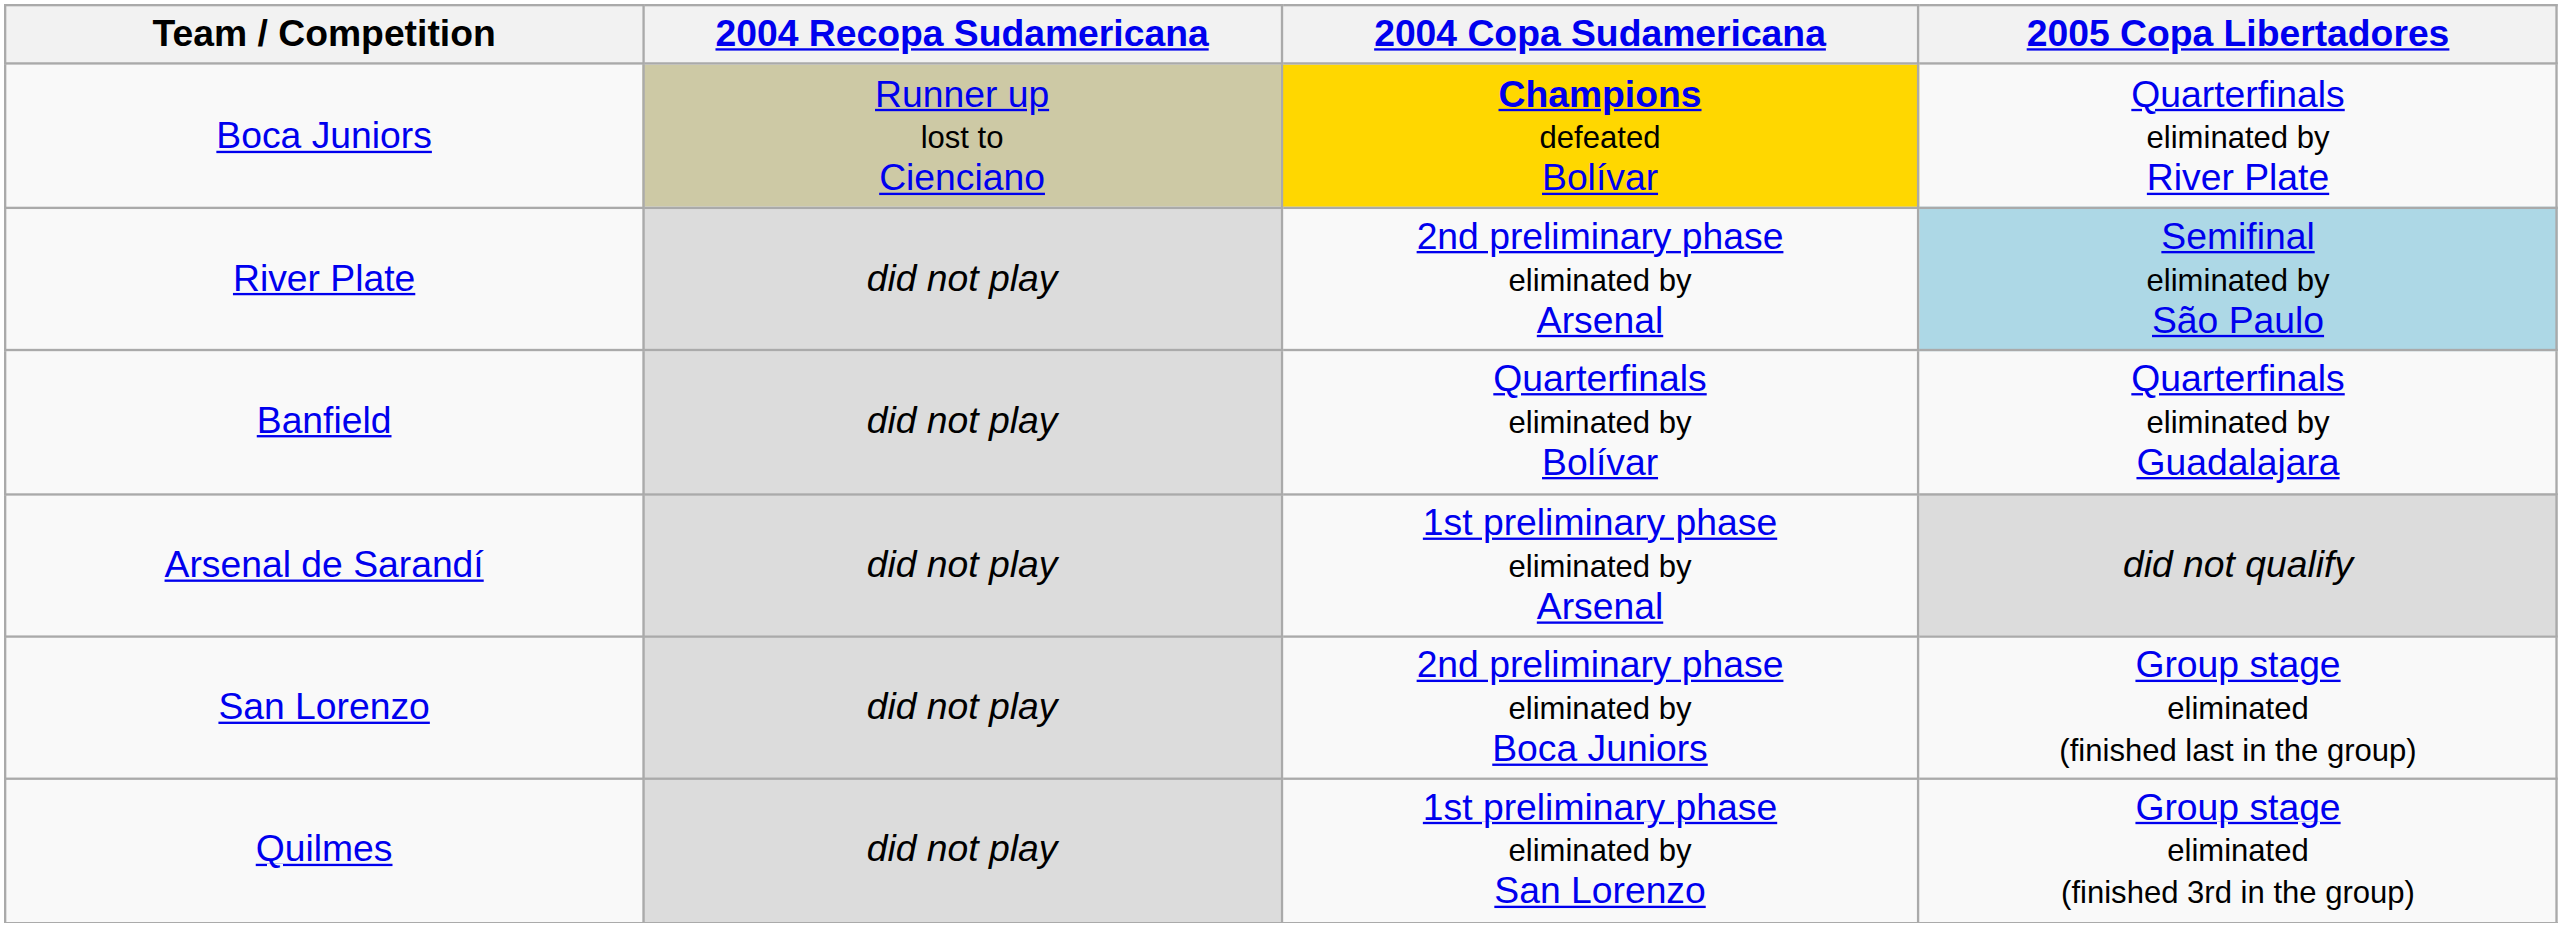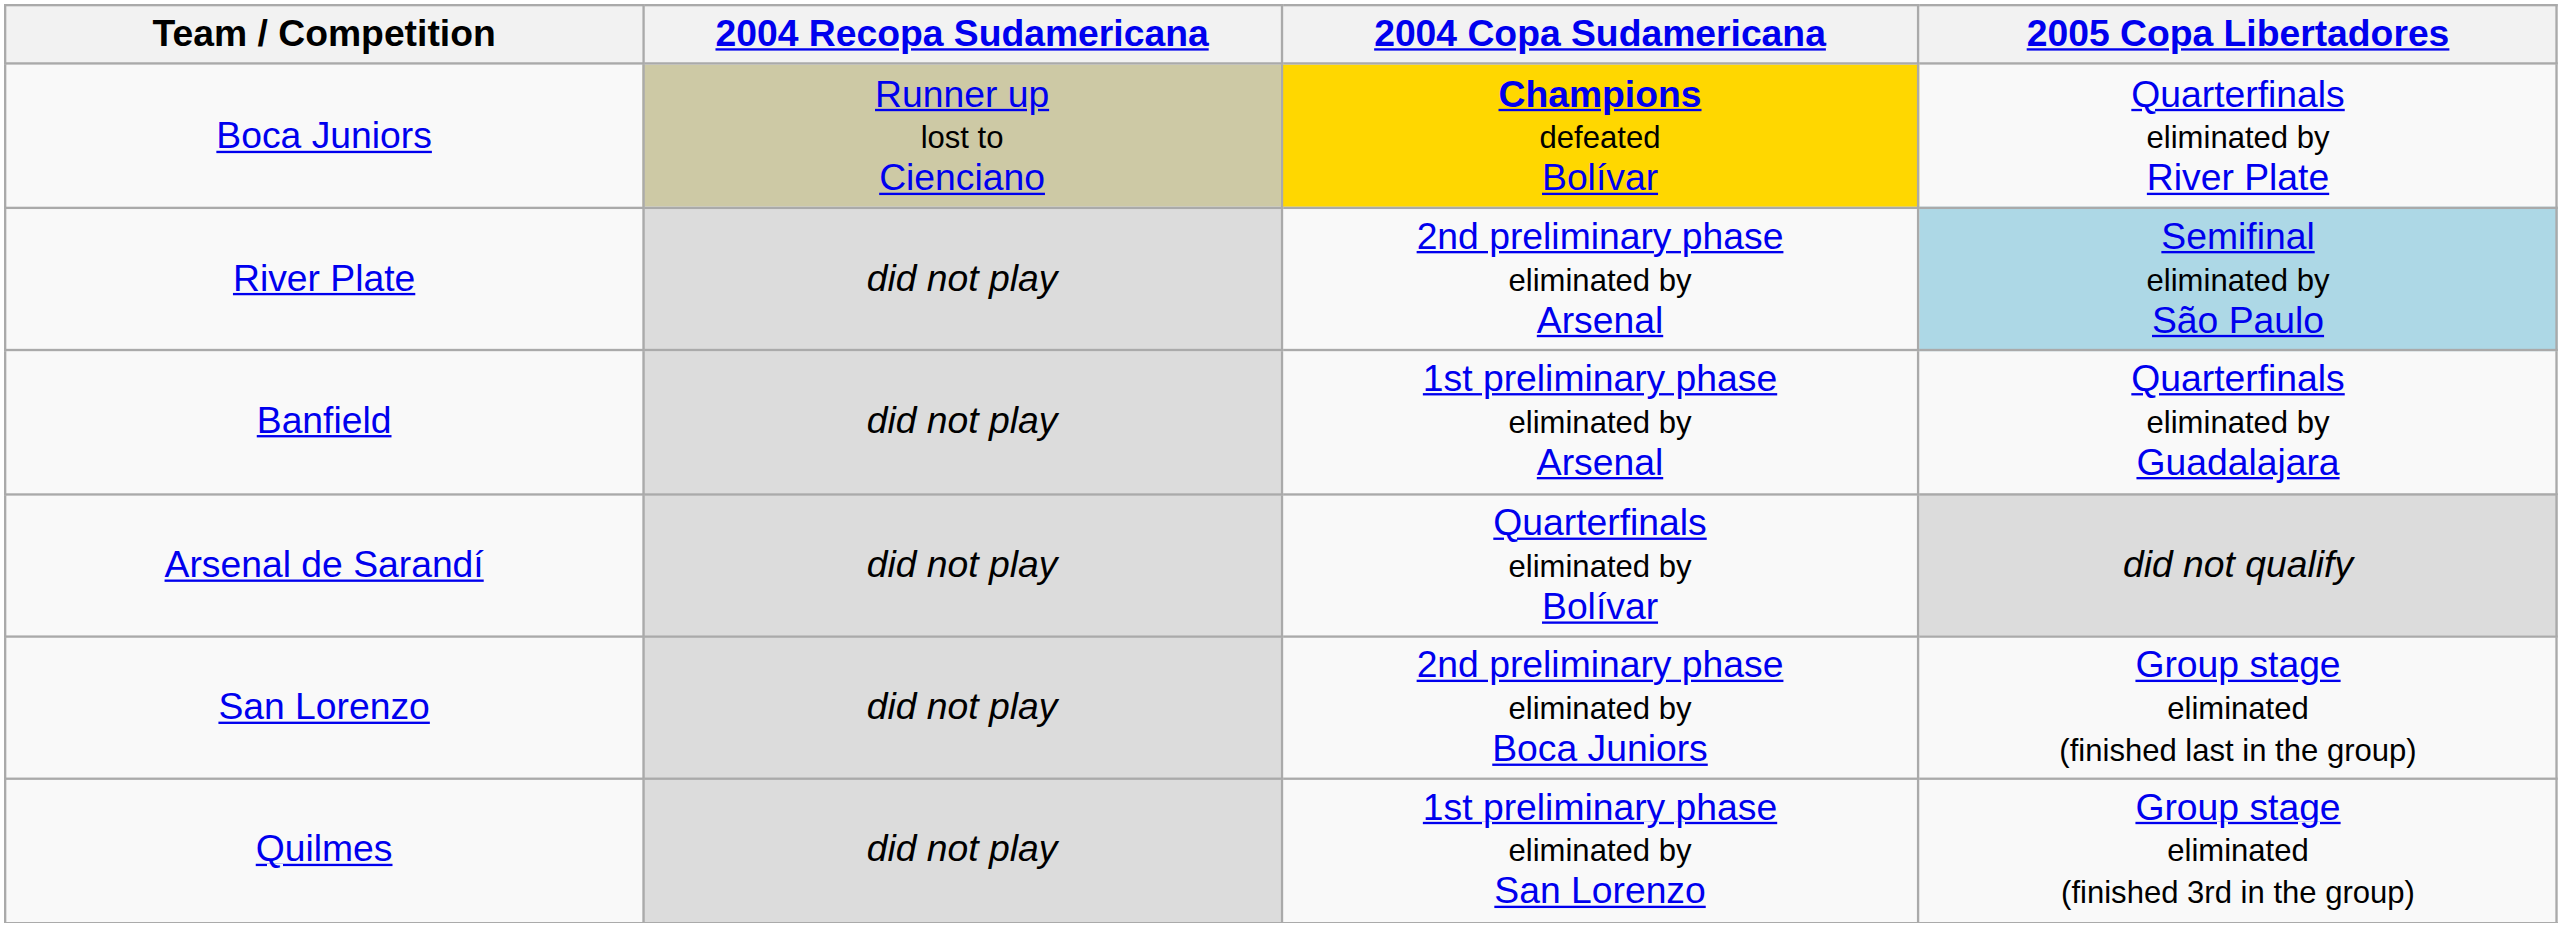(1600, 421) Quarterfinals eliminated by Bolívar -> (1600, 421) 1st preliminary phase eliminated by Arsenal
(1600, 564) 1st preliminary phase eliminated by Arsenal -> (1600, 564) Quarterfinals eliminated by Bolívar
